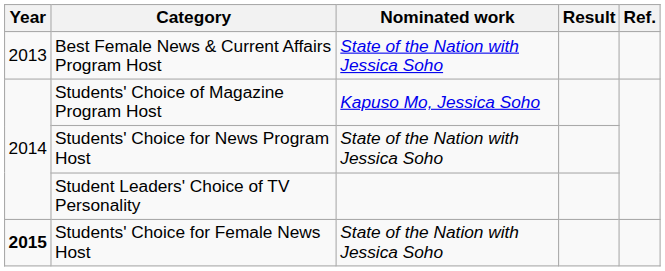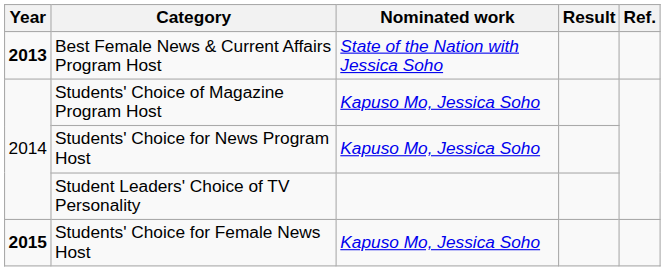(28, 55) normal -> (28, 55) bold
(430, 149) State of the Nation with Jessica Soho -> (440, 149) Kapuso Mo, Jessica Soho
(430, 242) State of the Nation with Jessica Soho -> (440, 242) Kapuso Mo, Jessica Soho
